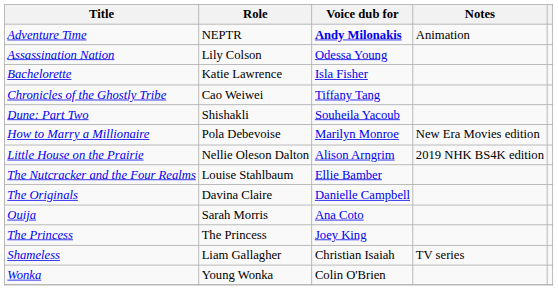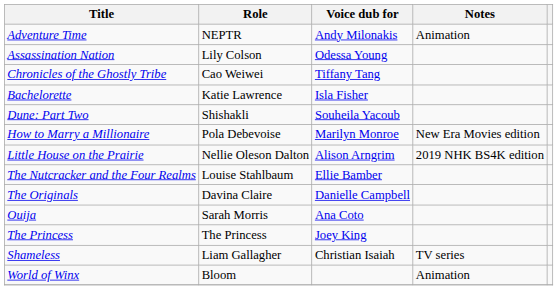(358, 34) bold -> (356, 34) normal
rows swapped: (39, 74) <-> (87, 94)
- row: (24, 275)
+ row: (43, 275)
